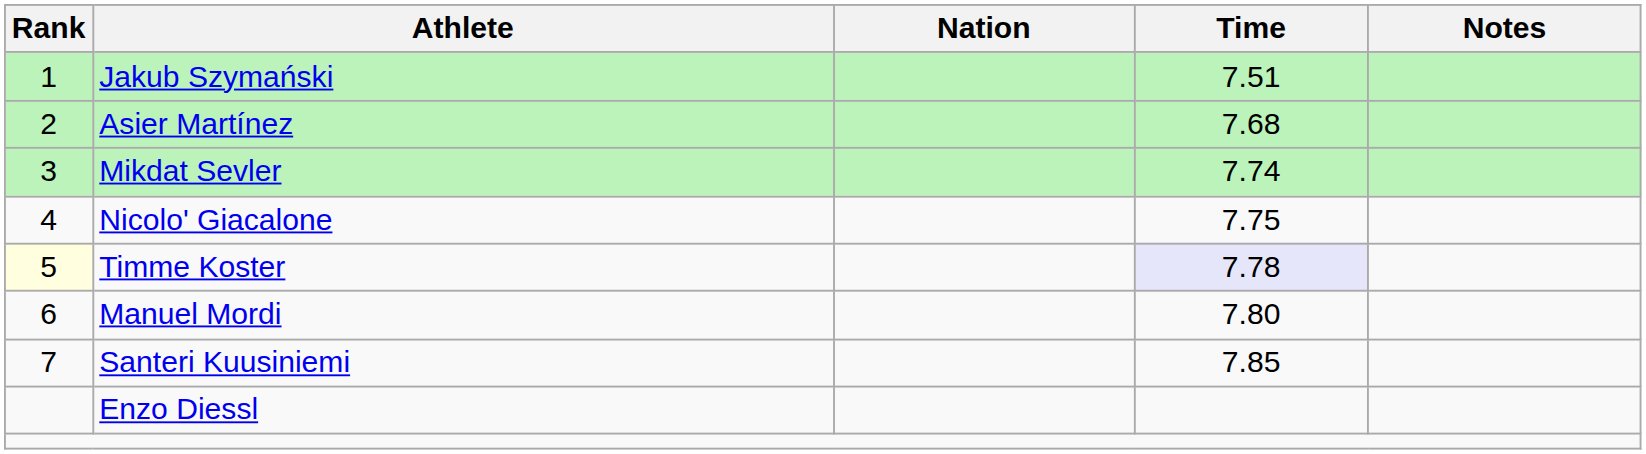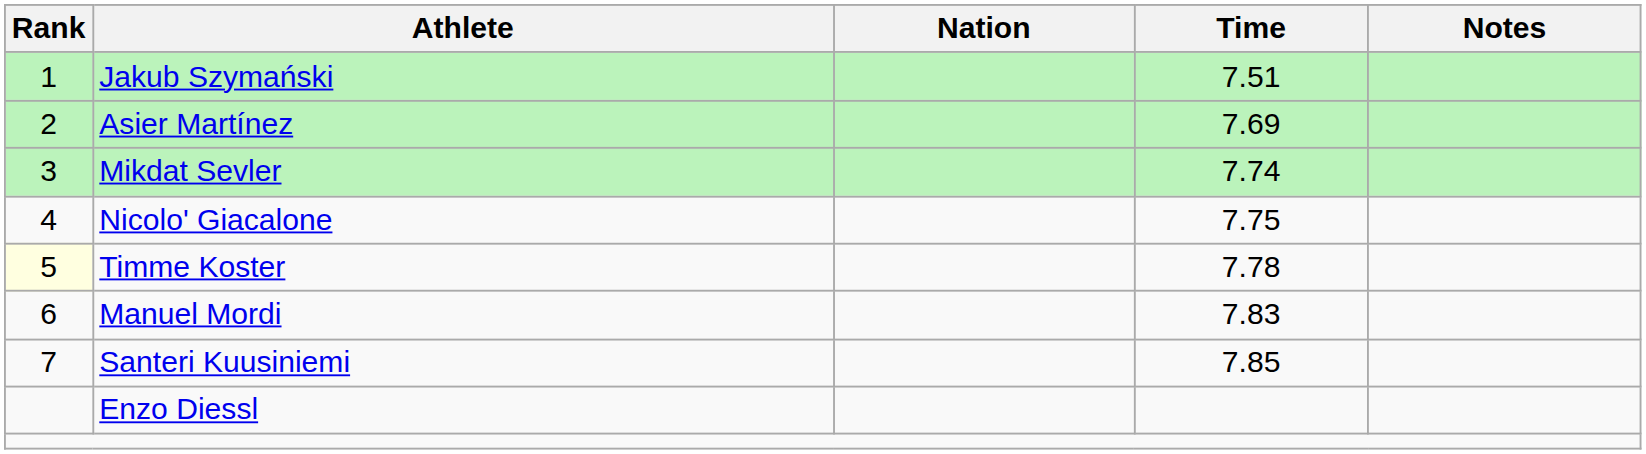(1251, 123) 7.68 -> (1251, 123) 7.69
(1251, 266) lavender background -> (1251, 266) no background
(1251, 314) 7.80 -> (1251, 314) 7.83
